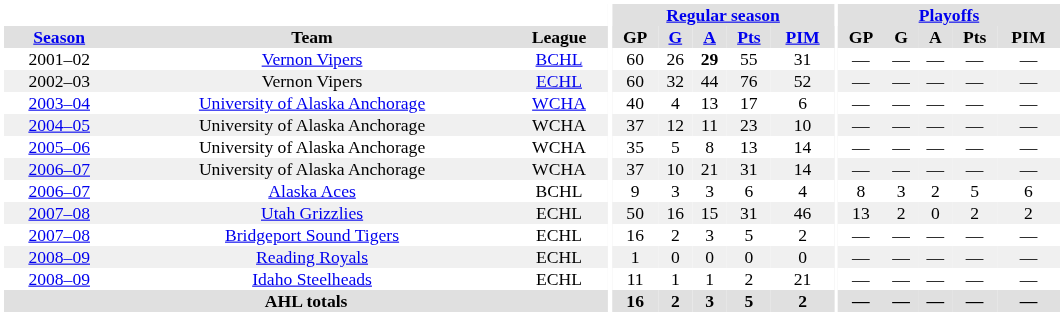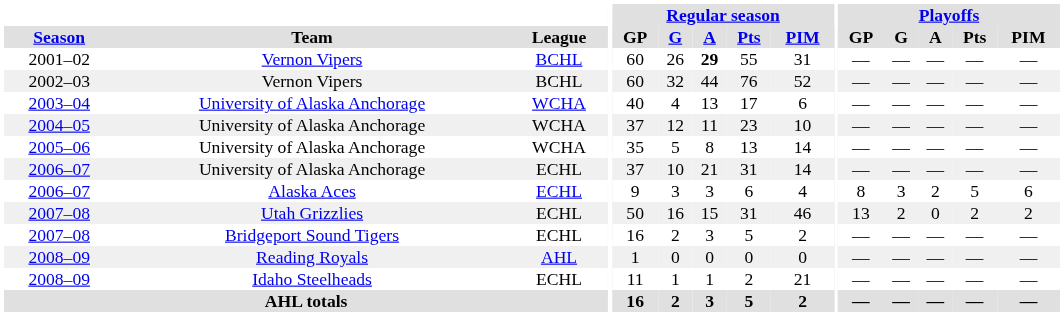(559, 80) ECHL -> (559, 80) BCHL
(559, 168) WCHA -> (559, 168) ECHL
(559, 190) BCHL -> (559, 190) ECHL
(559, 256) ECHL -> (559, 256) AHL
